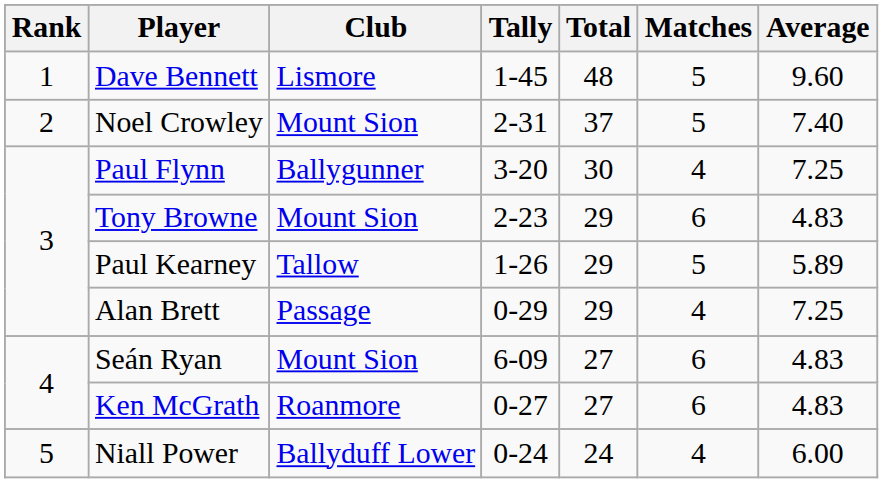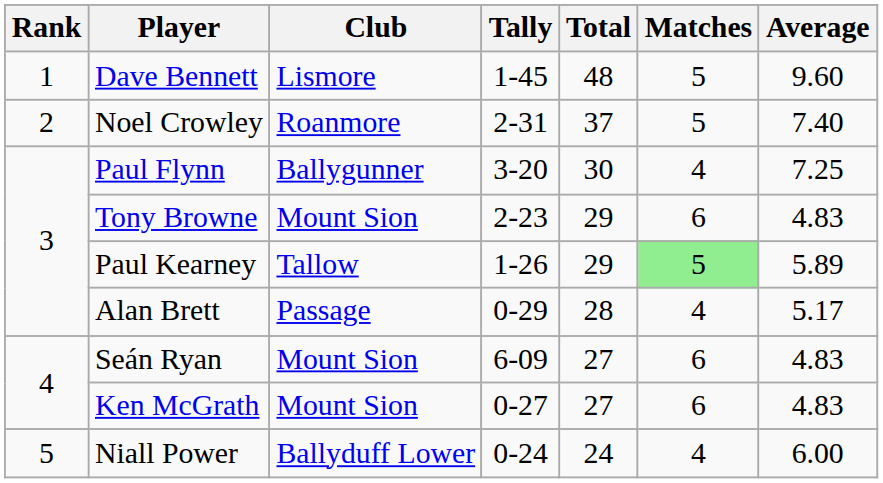(347, 122) Mount Sion -> (338, 122) Roanmore
(698, 264) no background -> (698, 264) lightgreen background
(599, 311) 29 -> (599, 311) 28
(818, 311) 7.25 -> (818, 311) 5.17
(338, 405) Roanmore -> (347, 405) Mount Sion
